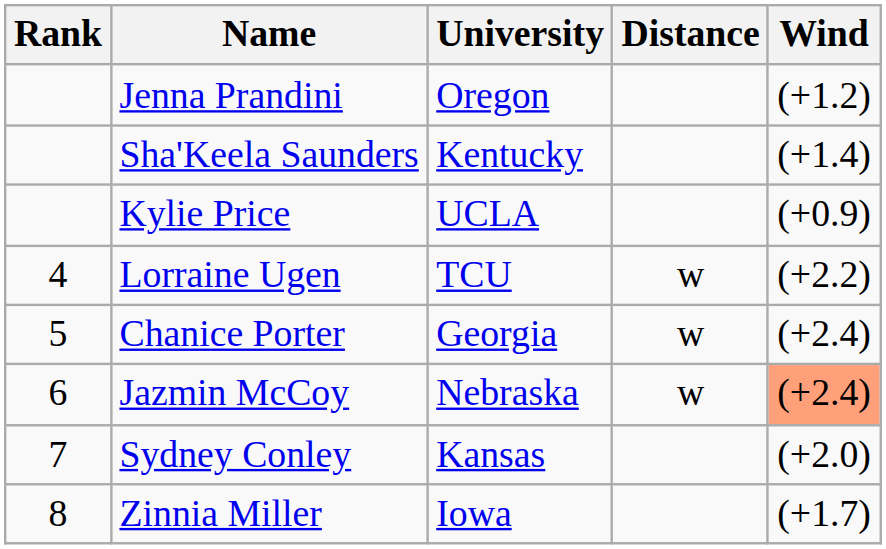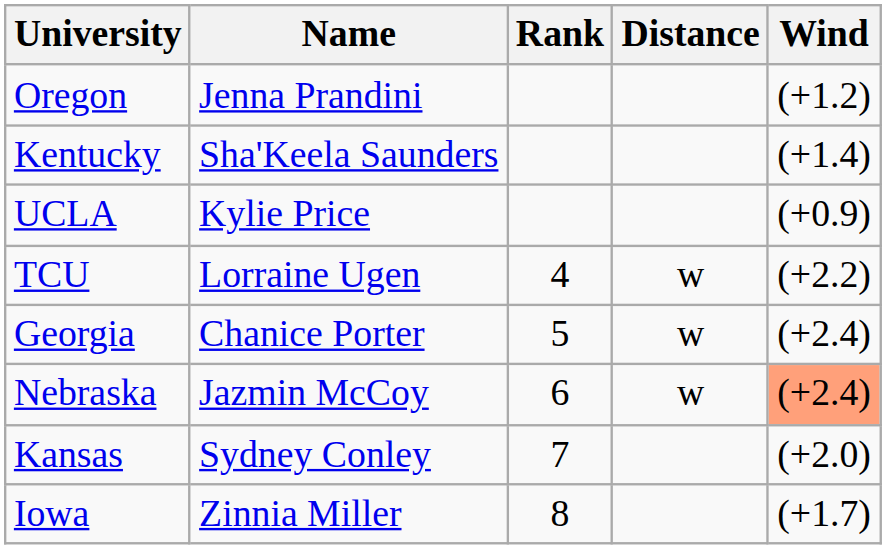columns swapped: (58, 34) <-> (520, 34)
